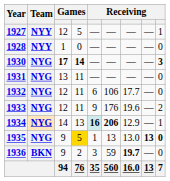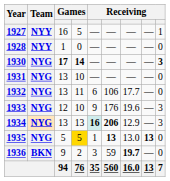(63, 31) 12 -> (63, 31) 16
(79, 77) 11 -> (79, 77) 10
(63, 92) 12 -> (63, 92) 13
(79, 107) 11 -> (79, 107) 10
(160, 107) 2 -> (160, 107) 3
(63, 123) 14 -> (63, 123) 13
(160, 123) 1 -> (160, 123) 3
(63, 138) 9 -> (63, 138) 5
(111, 138) normal -> (111, 138) bold
(160, 138) bold -> (160, 138) normal
